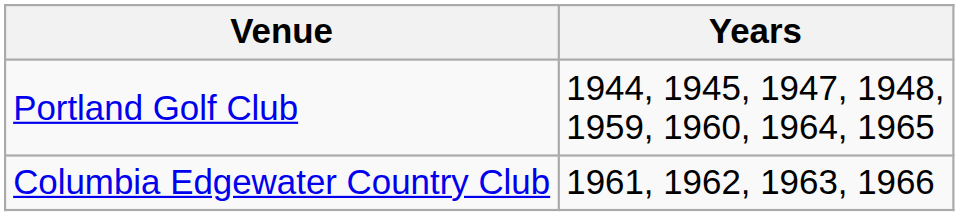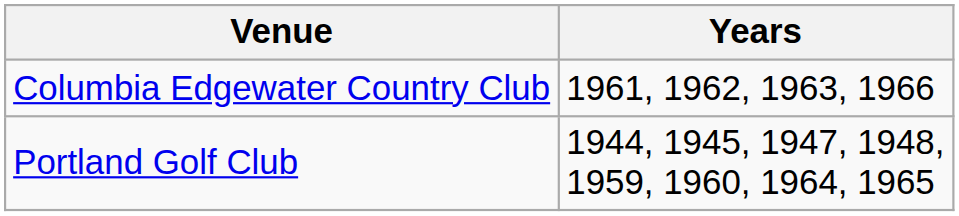rows swapped: (156, 107) <-> (282, 182)
